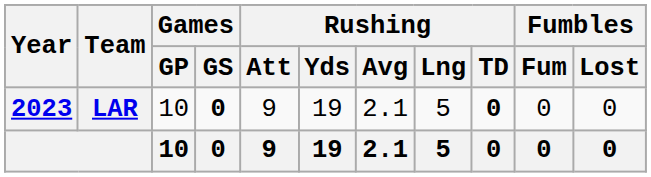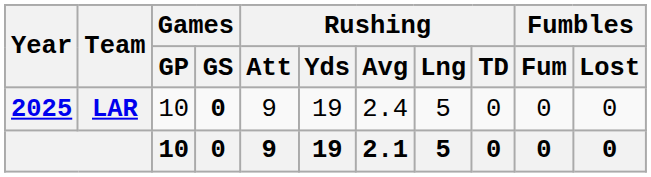(42, 109) 2023 -> (42, 109) 2025
(385, 109) 2.1 -> (385, 109) 2.4
(494, 109) bold -> (494, 109) normal
